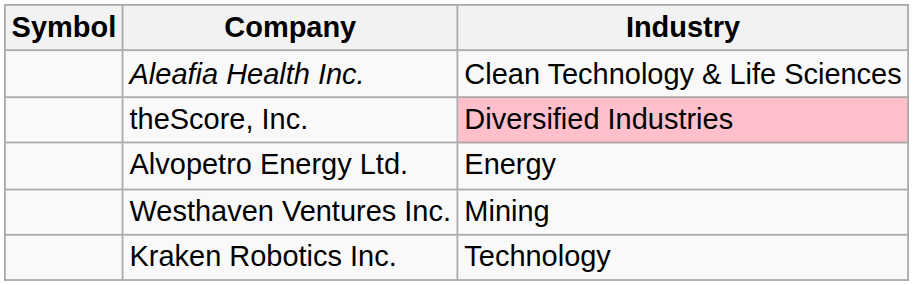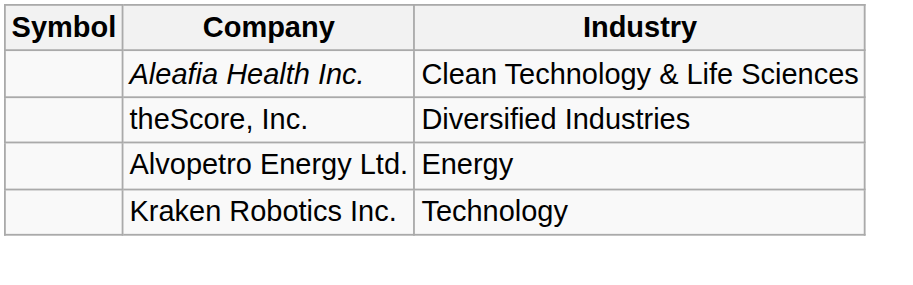(599, 119) pink background -> (556, 119) no background
- row: (290, 211)
